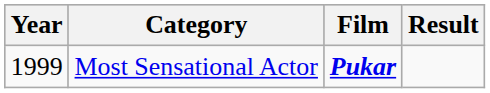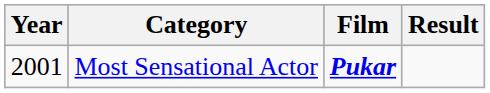(37, 66) 1999 -> (37, 66) 2001
